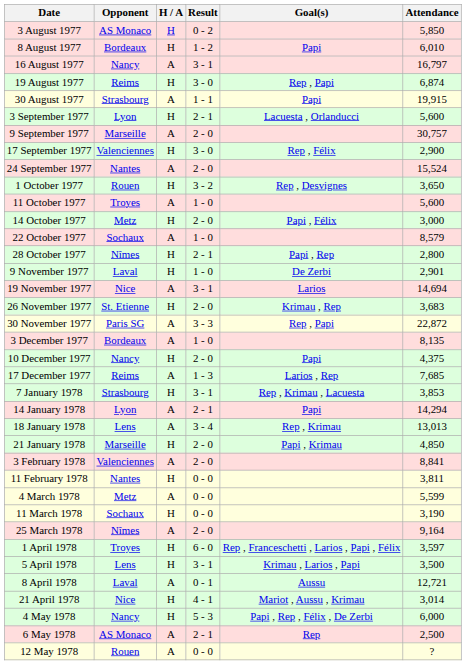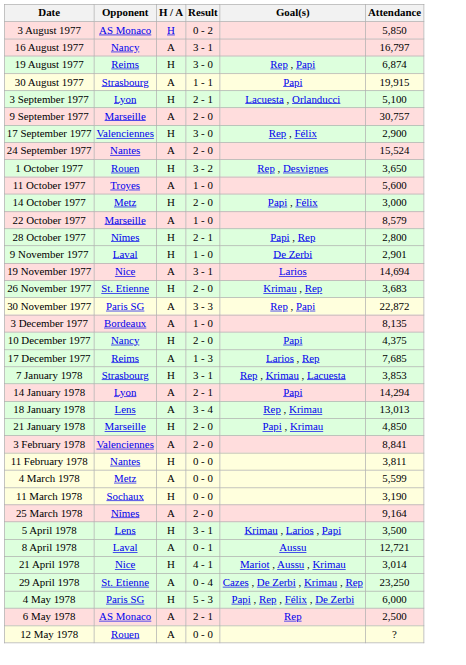- row: (49, 47)
(432, 116) 5,600 -> (395, 99) 5,100
(125, 237) Sochaux -> (125, 220) Marseille
- row: (49, 548)
+ row: (49, 582)
(125, 617) Nancy -> (125, 599) Paris SG
